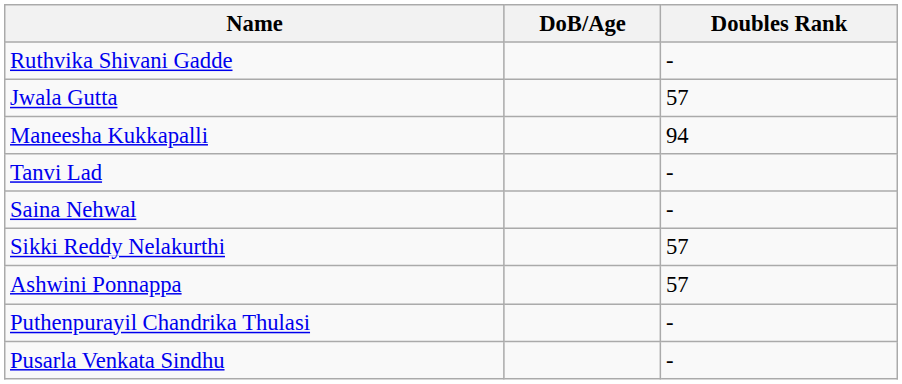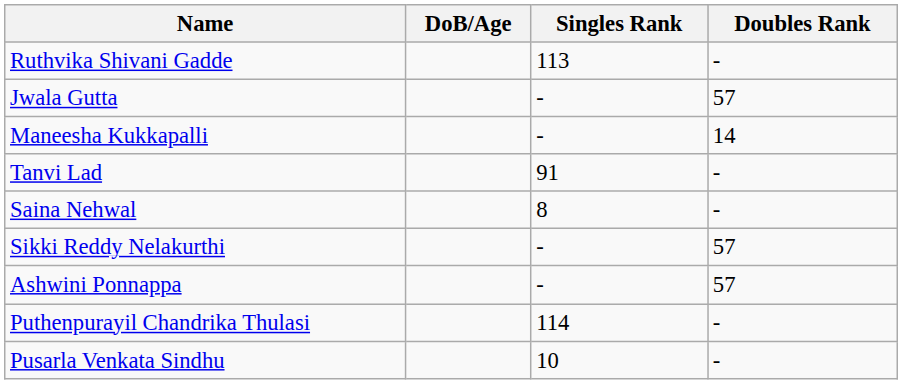+ column: (619, 23)
(677, 135) 94 -> (724, 135) 14
